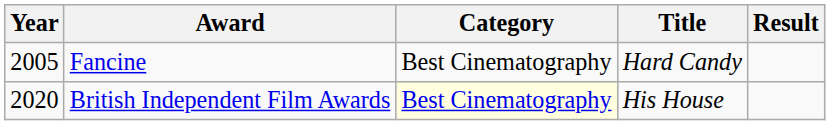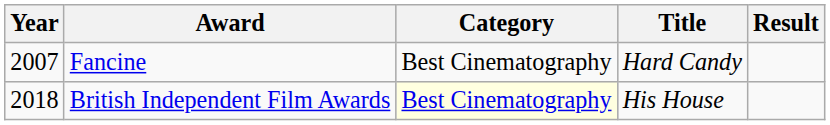(34, 61) 2005 -> (34, 61) 2007
(34, 100) 2020 -> (34, 100) 2018
